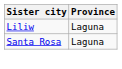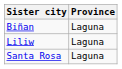+ row: (20, 27)
